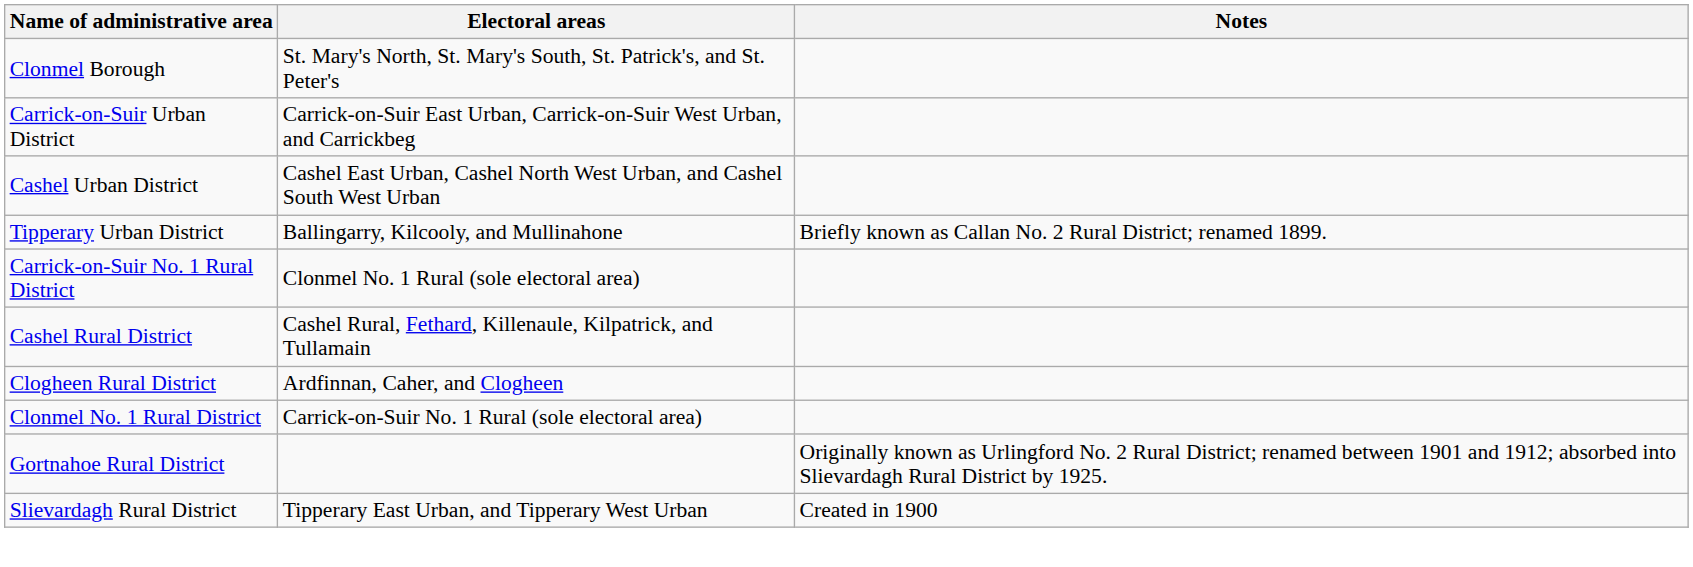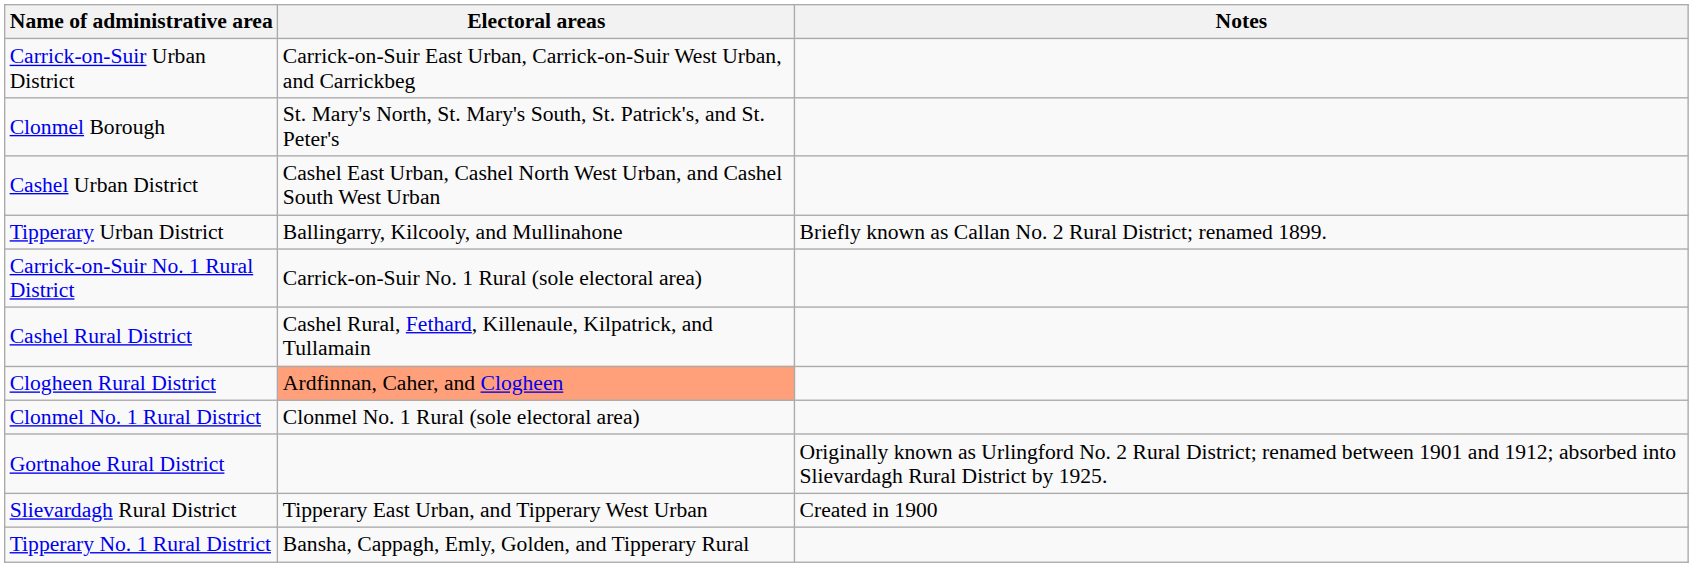rows swapped: (87, 68) <-> (108, 126)
(461, 277) Clonmel No. 1 Rural (sole electoral area) -> (492, 277) Carrick-on-Suir No. 1 Rural (sole electoral area)
(423, 382) no background -> (423, 382) lightsalmon background
(492, 417) Carrick-on-Suir No. 1 Rural (sole electoral area) -> (461, 417) Clonmel No. 1 Rural (sole electoral area)
+ row: (140, 544)
